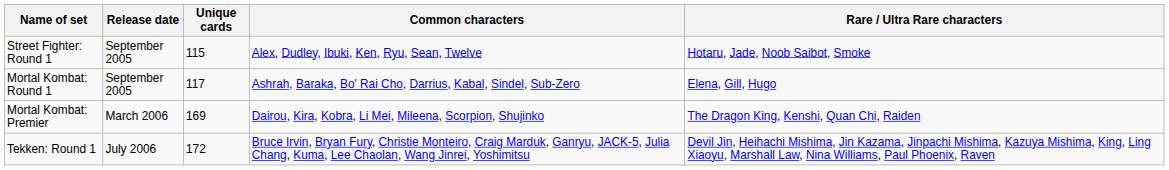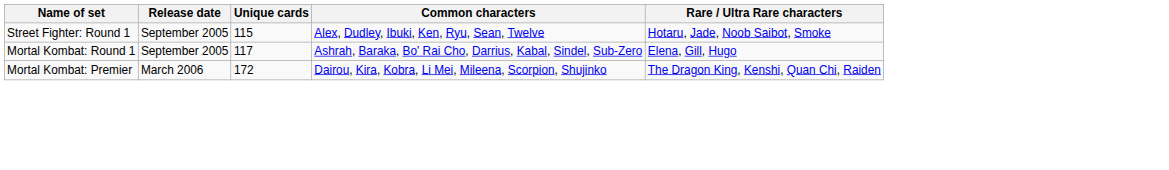(196, 116) 169 -> (244, 70) 172
- row: (52, 148)
